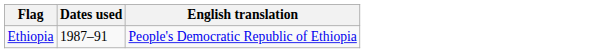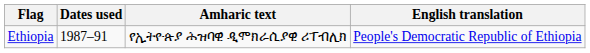+ column: (238, 15)
